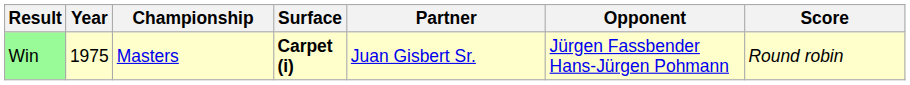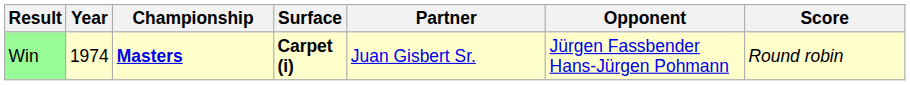(89, 55) 1975 -> (89, 55) 1974
(148, 55) normal -> (150, 55) bold
